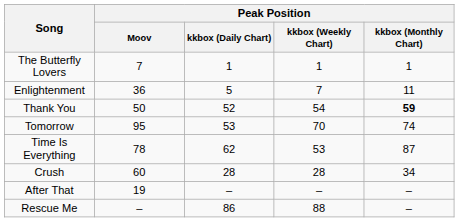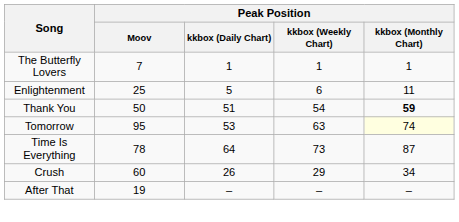(139, 91) 36 -> (139, 91) 25
(319, 91) 7 -> (319, 91) 6
(229, 108) 52 -> (229, 108) 51
(319, 126) 70 -> (319, 126) 63
(409, 126) no background -> (409, 126) lightyellow background
(229, 149) 62 -> (229, 149) 64
(319, 149) 53 -> (319, 149) 73
(229, 173) 28 -> (229, 173) 26
(319, 173) 28 -> (319, 173) 29
- row: (49, 208)
